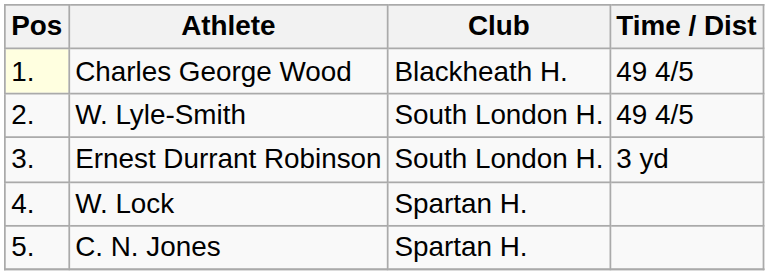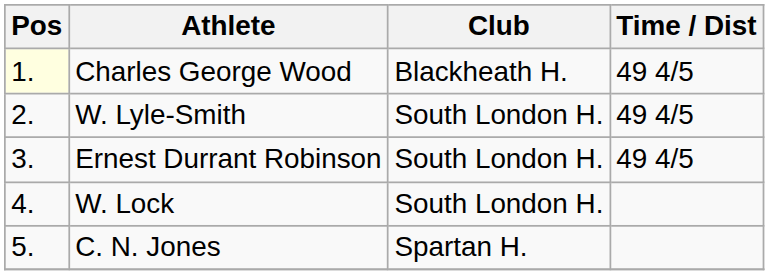(643, 159) 3 yd -> (655, 159) 49 4/5
(461, 203) Spartan H. -> (499, 203) South London H.
